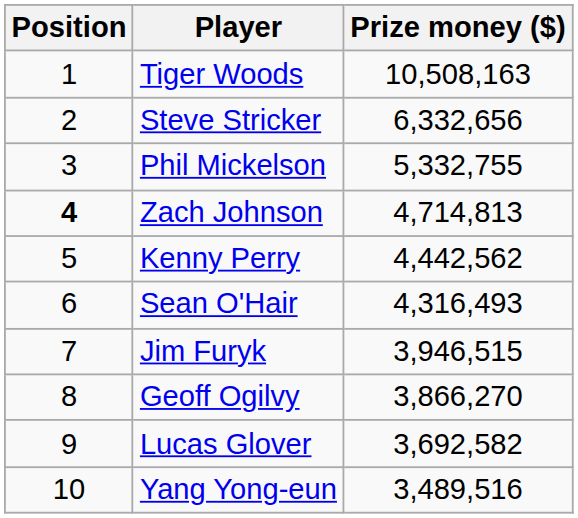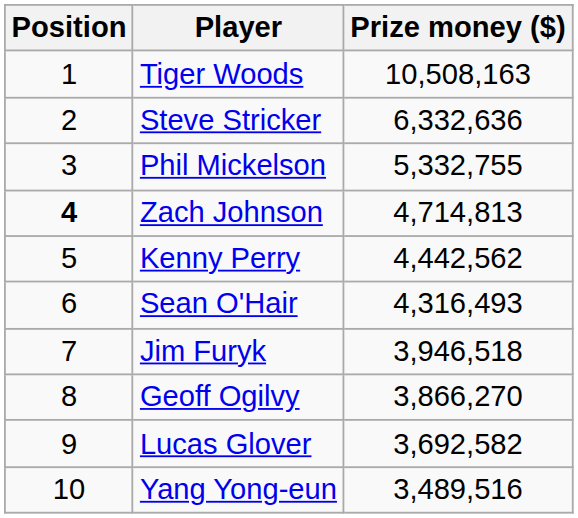(458, 119) 6,332,656 -> (458, 119) 6,332,636
(458, 350) 3,946,515 -> (458, 350) 3,946,518
